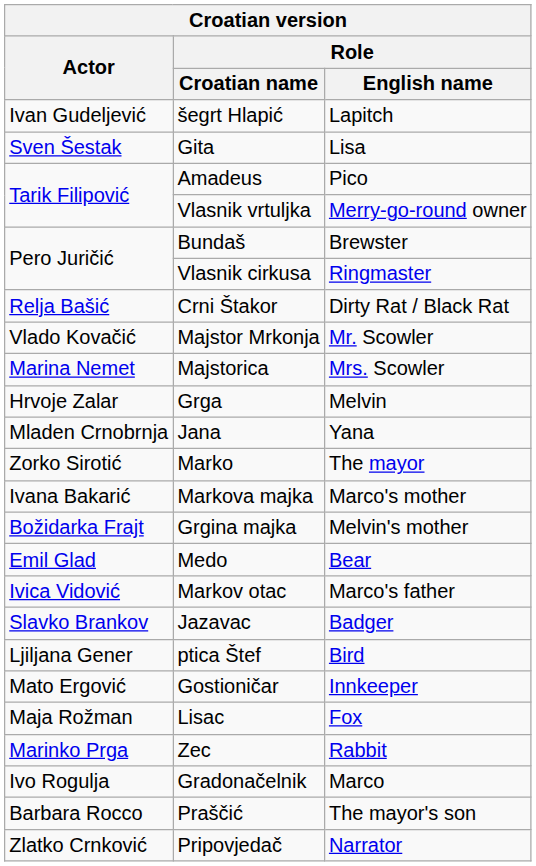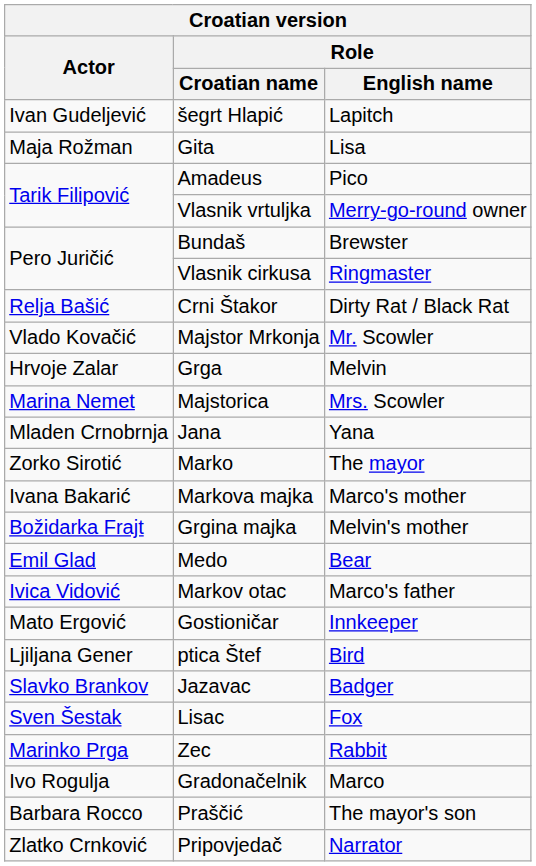(65, 147) Sven Šestak -> (71, 147) Maja Rožman
rows swapped: (223, 369) <-> (200, 400)
rows swapped: (228, 686) <-> (214, 623)
(71, 718) Maja Rožman -> (65, 718) Sven Šestak
